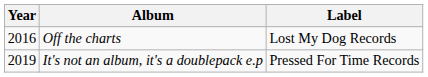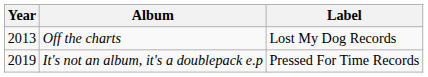(22, 38) 2016 -> (22, 38) 2013
